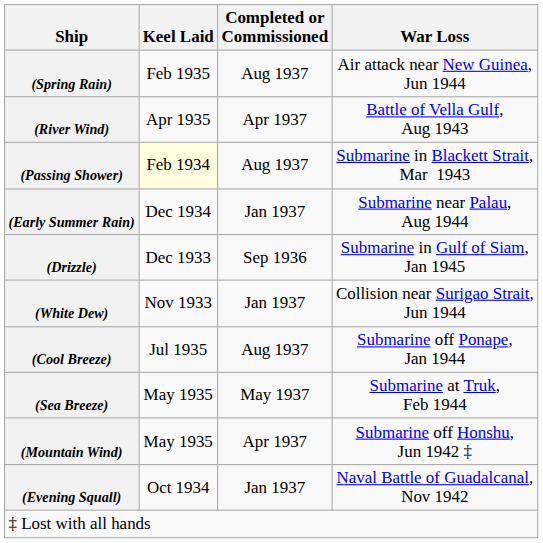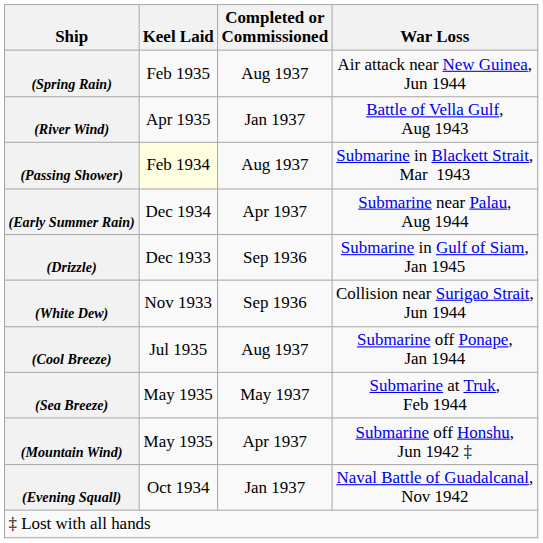(275, 119) Apr 1937 -> (275, 119) Jan 1937
(275, 211) Jan 1937 -> (275, 211) Apr 1937
(275, 303) Jan 1937 -> (275, 303) Sep 1936
